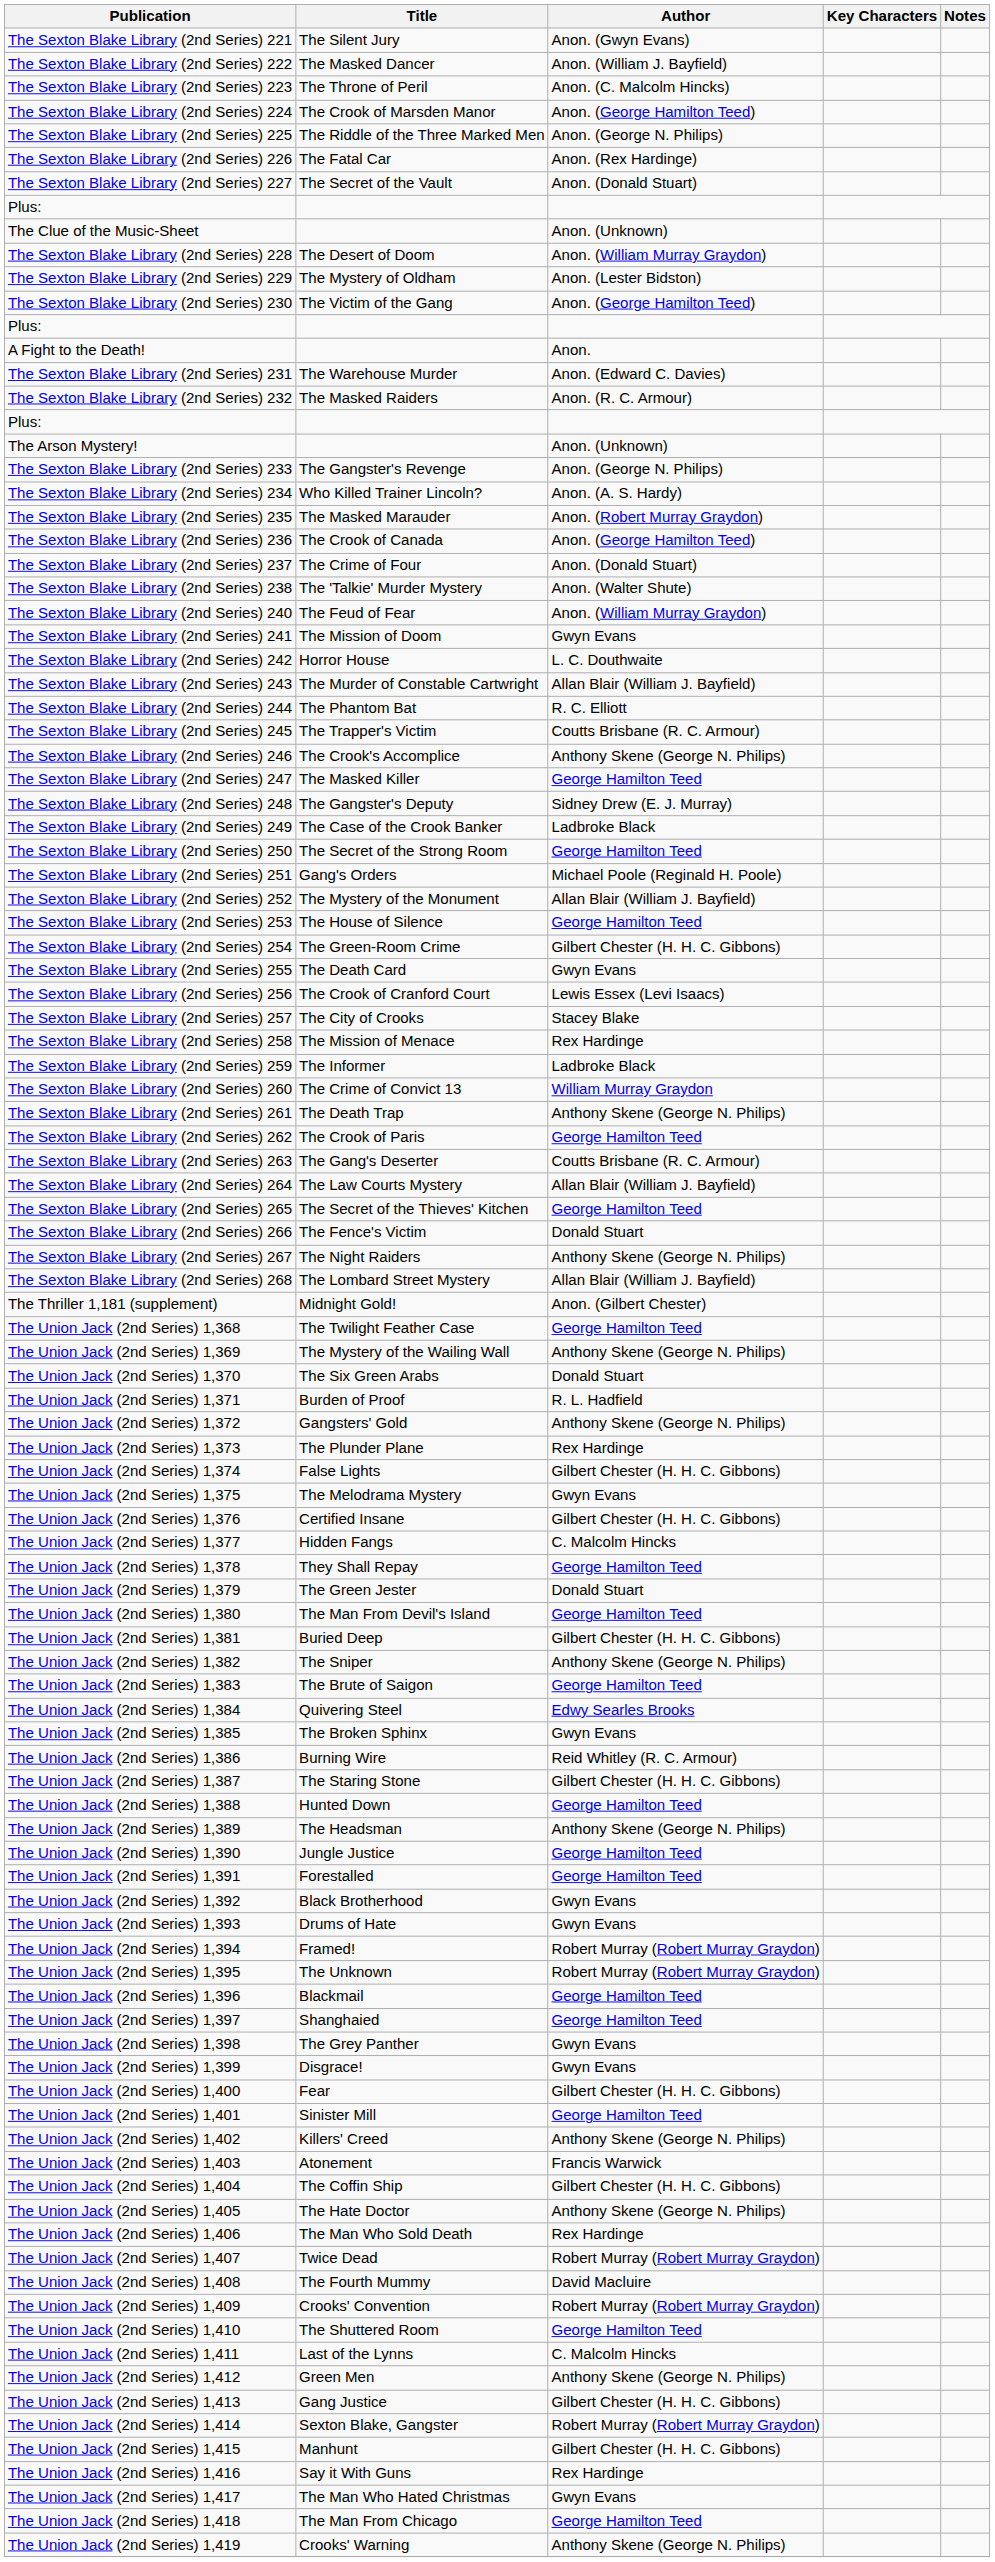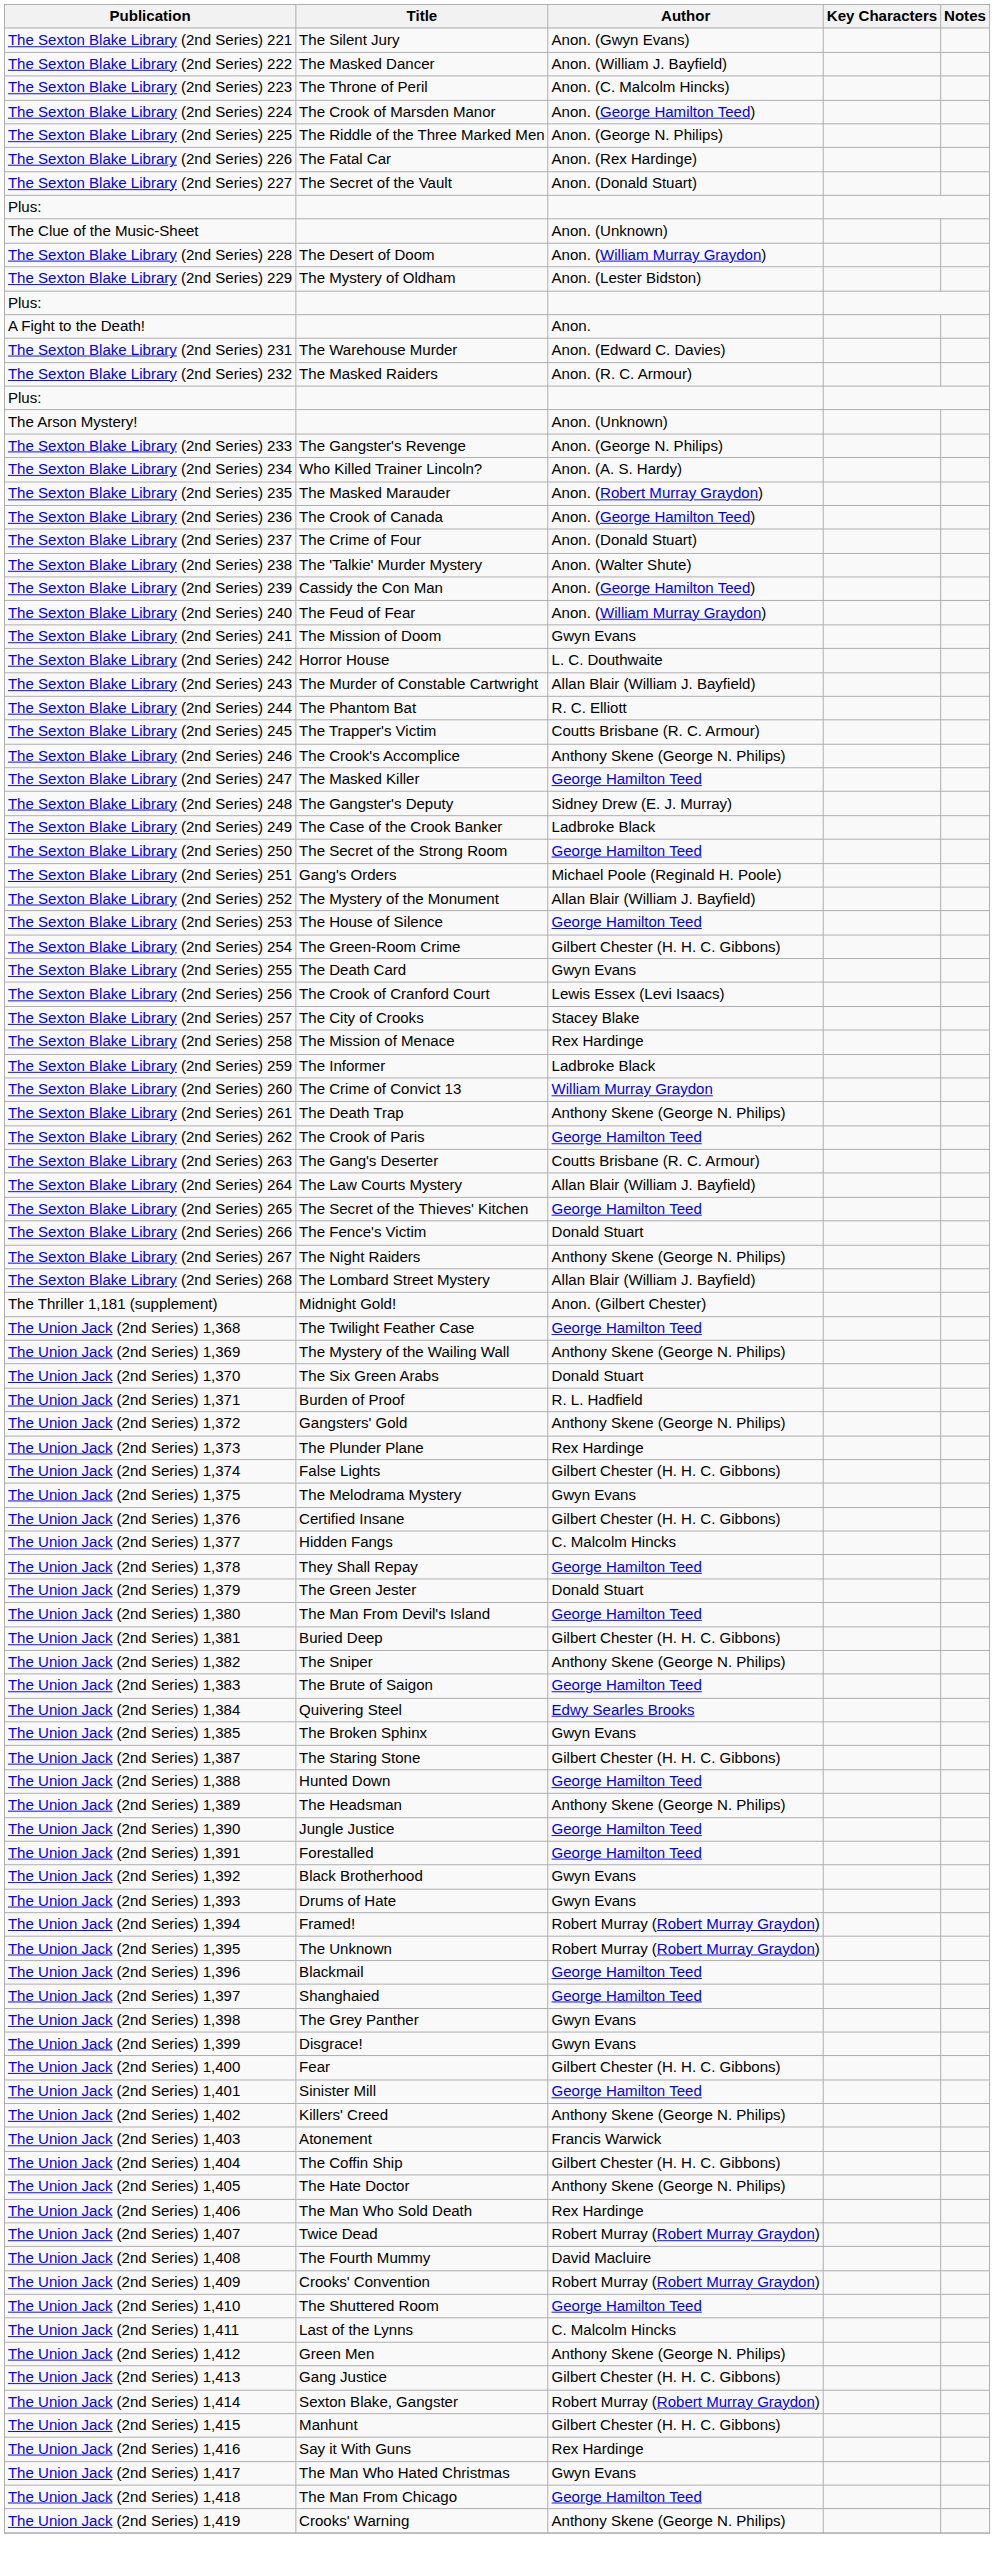- row: (150, 302)
+ row: (150, 588)
- row: (124, 1757)
